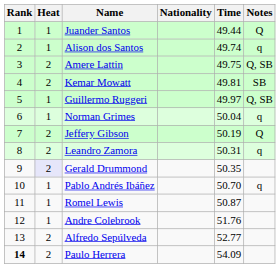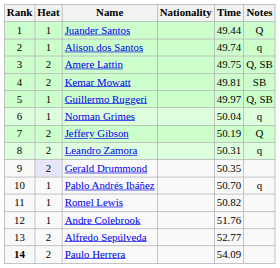(229, 202) 50.87 -> (229, 202) 50.82
